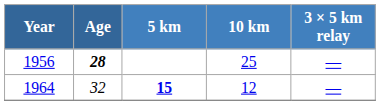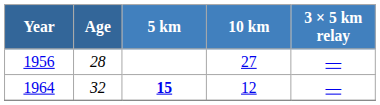(98, 61) bold -> (98, 61) normal
(249, 61) 25 -> (249, 61) 27
